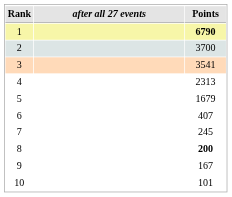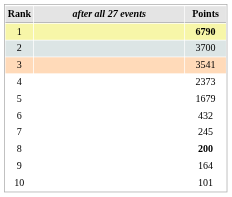(206, 82) 2313 -> (206, 82) 2373
(206, 115) 407 -> (206, 115) 432
(206, 166) 167 -> (206, 166) 164
